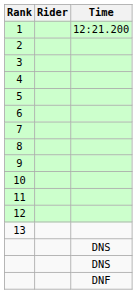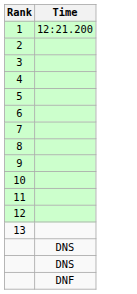- column: (52, 13)
